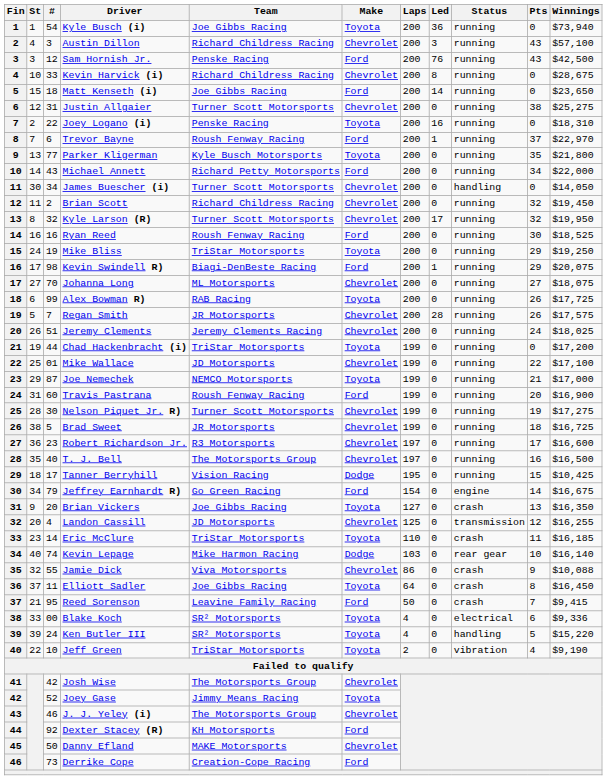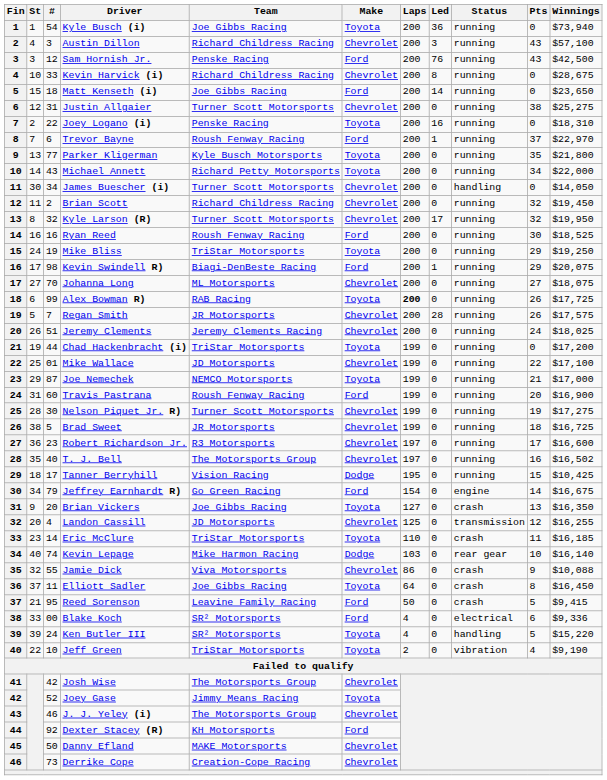(357, 172) Ford -> (362, 172) Toyota
(412, 300) normal -> (412, 300) bold
(573, 459) $16,500 -> (573, 459) $16,502
(533, 603) 7 -> (533, 603) 5
(362, 619) Toyota -> (357, 619) Ford
(357, 762) Ford -> (371, 762) Chevrolet
